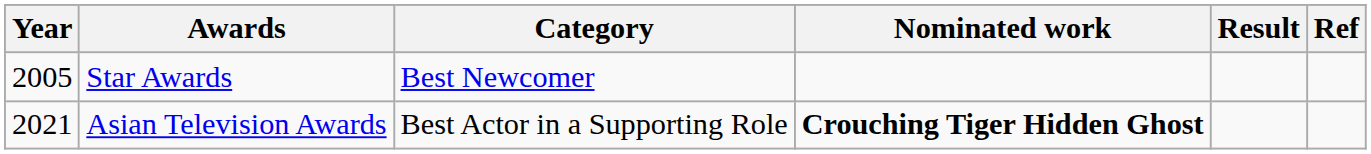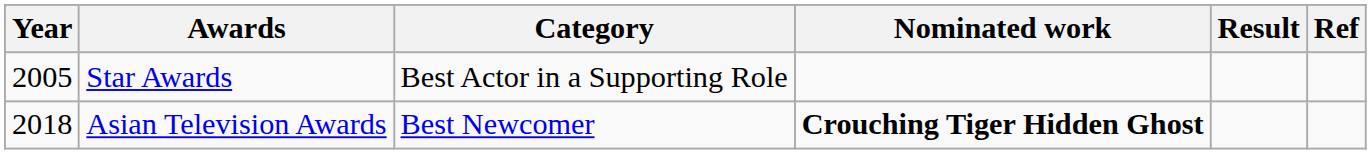(498, 76) Best Newcomer -> (594, 76) Best Actor in a Supporting Role
(42, 124) 2021 -> (42, 124) 2018
(594, 124) Best Actor in a Supporting Role -> (498, 124) Best Newcomer
